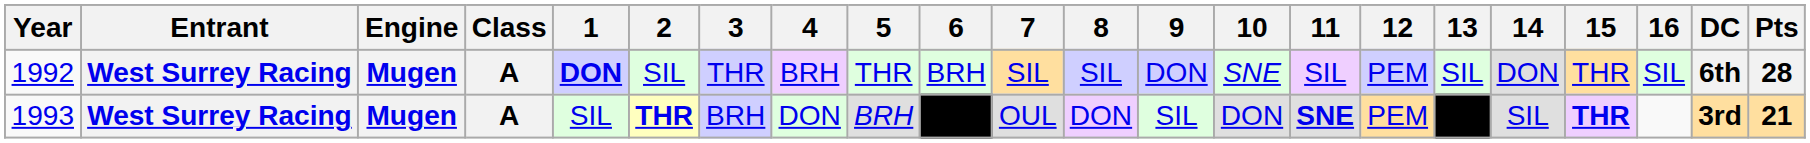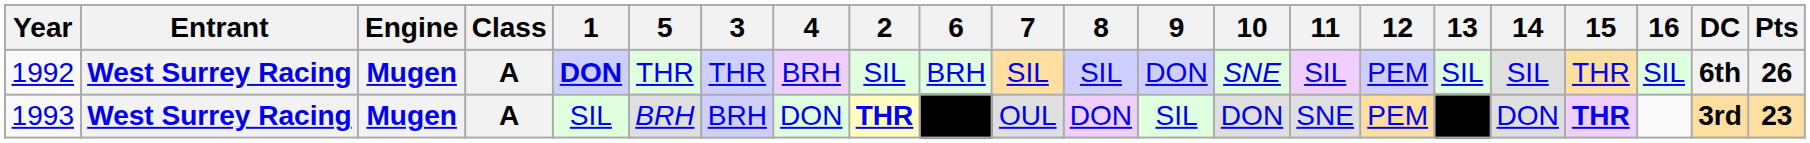columns swapped: (664, 28) <-> (884, 28)
(1528, 72) DON -> (1528, 72) SIL
(1777, 72) 28 -> (1777, 72) 26
(1325, 116) bold -> (1325, 116) normal
(1528, 116) SIL -> (1528, 116) DON
(1777, 116) 21 -> (1777, 116) 23
